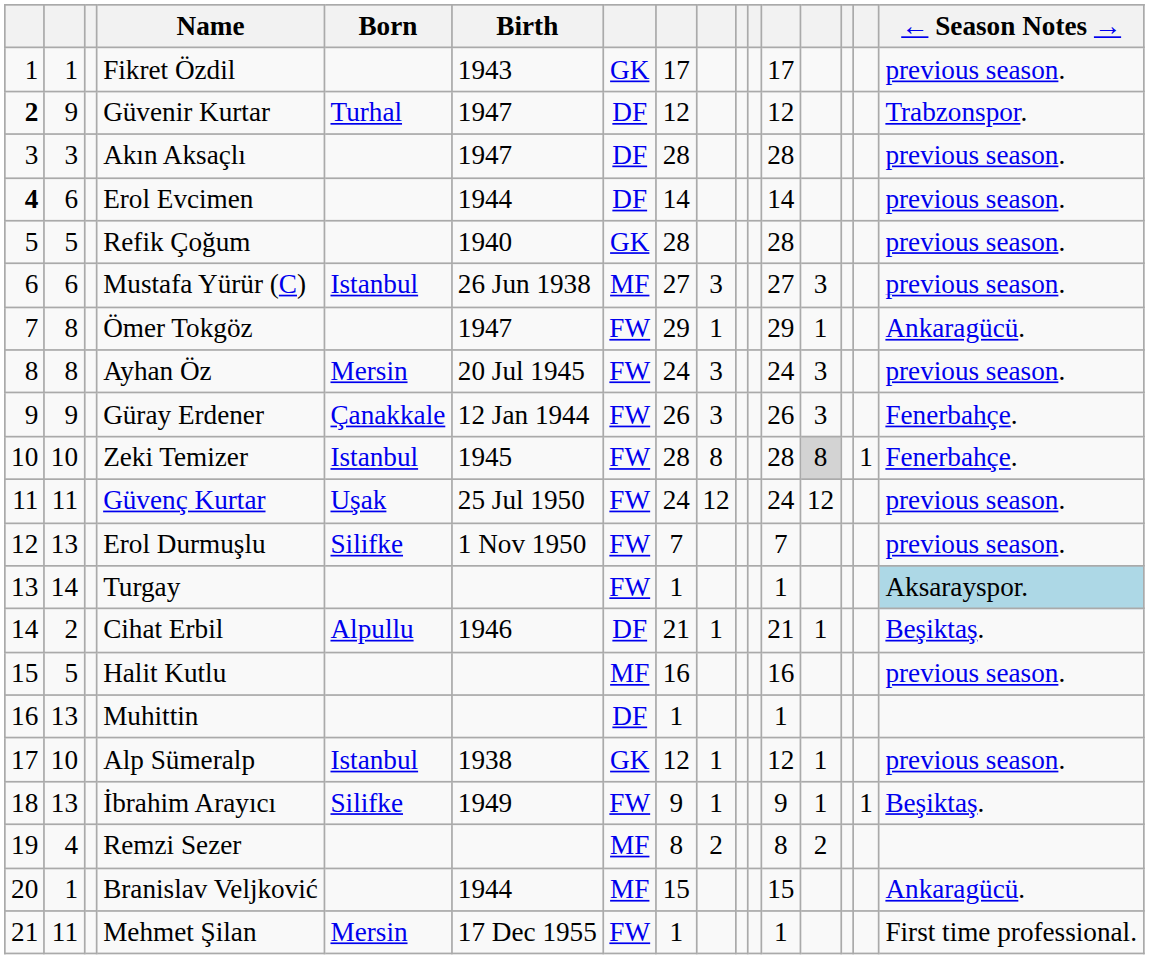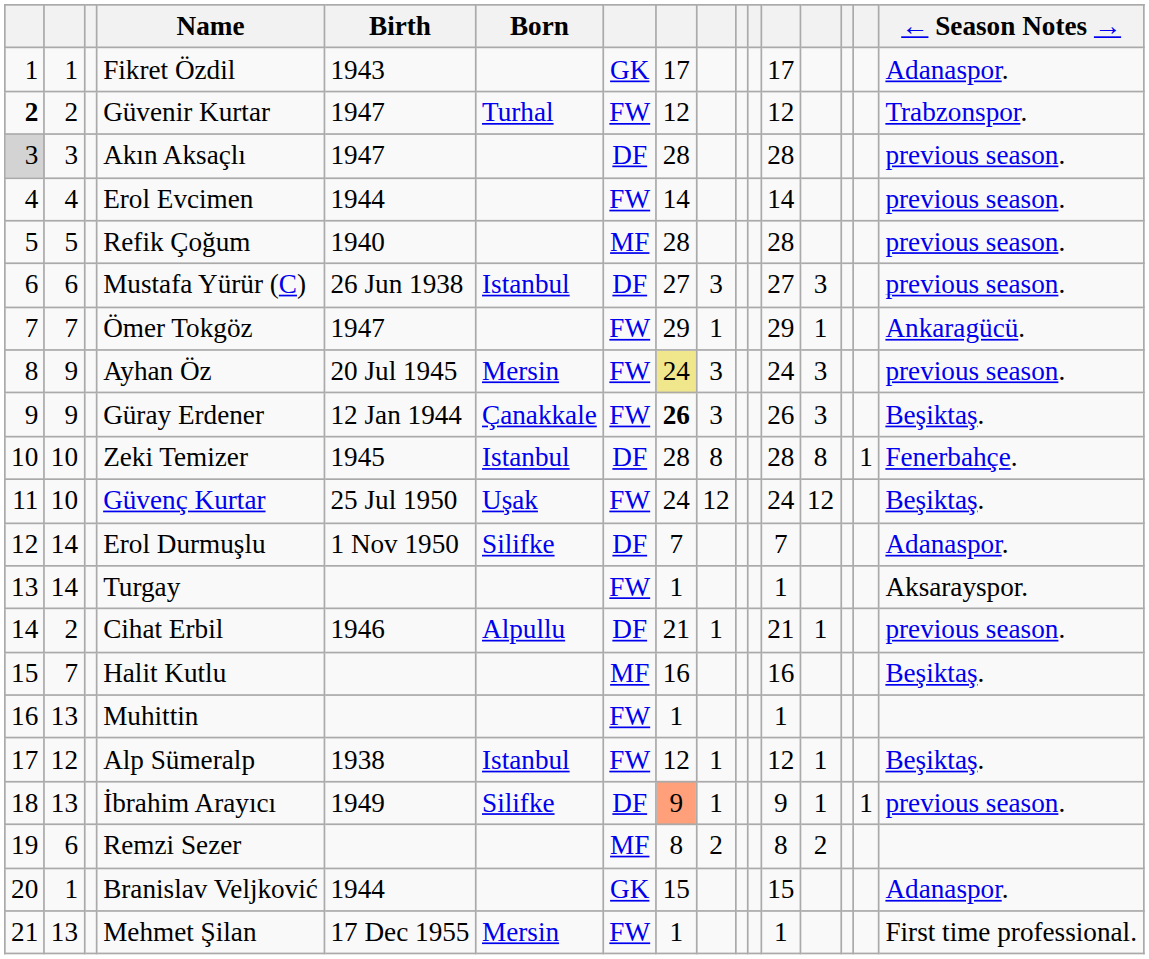columns swapped: (527, 26) <-> (388, 26)
(975, 69) previous season. -> (947, 69) Adanaspor.
(71, 112) 9 -> (71, 112) 2
(630, 112) DF -> (630, 112) FW
(32, 155) no background -> (32, 155) lightgrey background
(32, 198) bold -> (32, 198) normal
(71, 198) 6 -> (71, 198) 4
(630, 198) DF -> (630, 198) FW
(630, 241) GK -> (630, 241) MF
(630, 284) MF -> (630, 284) DF
(71, 328) 8 -> (71, 328) 7
(71, 371) 8 -> (71, 371) 9
(676, 371) no background -> (676, 371) khaki background
(676, 414) normal -> (676, 414) bold
(951, 414) Fenerbahçe. -> (935, 414) Beşiktaş.
(630, 457) FW -> (630, 457) DF
(821, 457) lightgrey background -> (821, 457) no background
(65, 500) 11 -> (64, 500) 10
(975, 500) previous season. -> (935, 500) Beşiktaş.
(64, 543) 13 -> (64, 543) 14
(630, 543) FW -> (630, 543) DF
(975, 543) previous season. -> (947, 543) Adanaspor.
(957, 586) lightblue background -> (957, 586) no background
(935, 629) Beşiktaş. -> (975, 629) previous season.
(71, 673) 5 -> (71, 673) 7
(975, 673) previous season. -> (935, 673) Beşiktaş.
(630, 716) DF -> (630, 716) FW
(64, 759) 10 -> (64, 759) 12
(630, 759) GK -> (630, 759) FW
(975, 759) previous season. -> (935, 759) Beşiktaş.
(630, 802) FW -> (630, 802) DF
(676, 802) no background -> (676, 802) lightsalmon background
(935, 802) Beşiktaş. -> (975, 802) previous season.
(71, 845) 4 -> (71, 845) 6
(630, 888) MF -> (630, 888) GK
(955, 888) Ankaragücü. -> (947, 888) Adanaspor.
(65, 931) 11 -> (64, 931) 13
